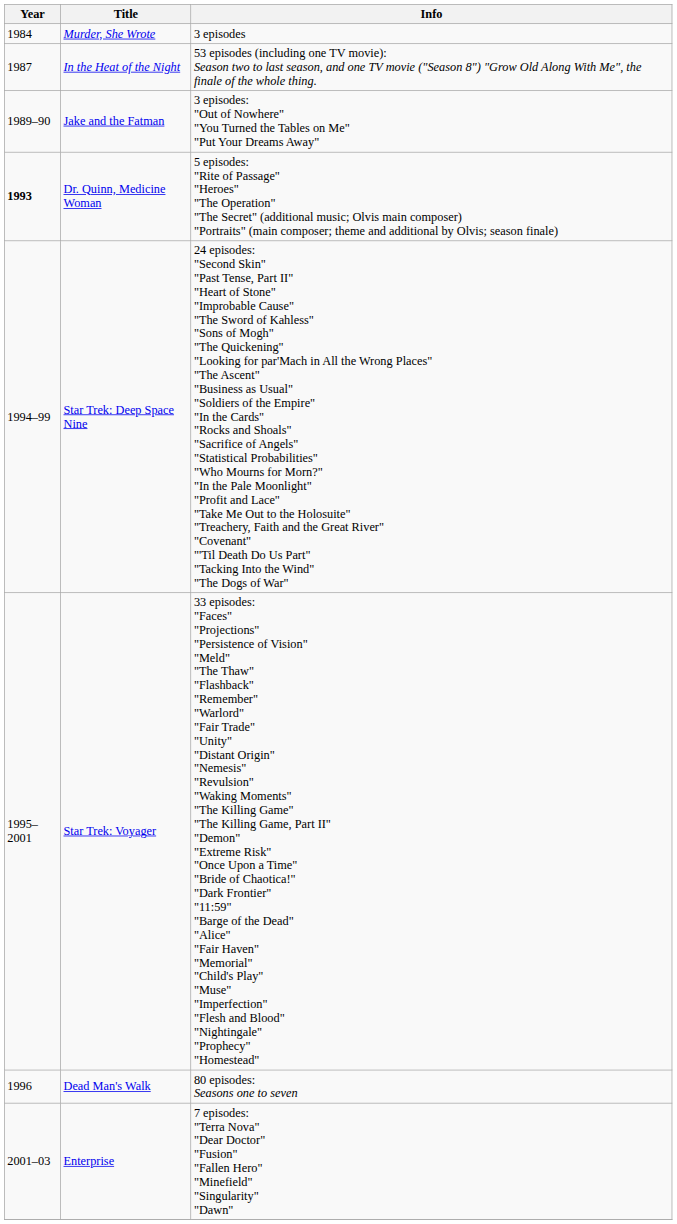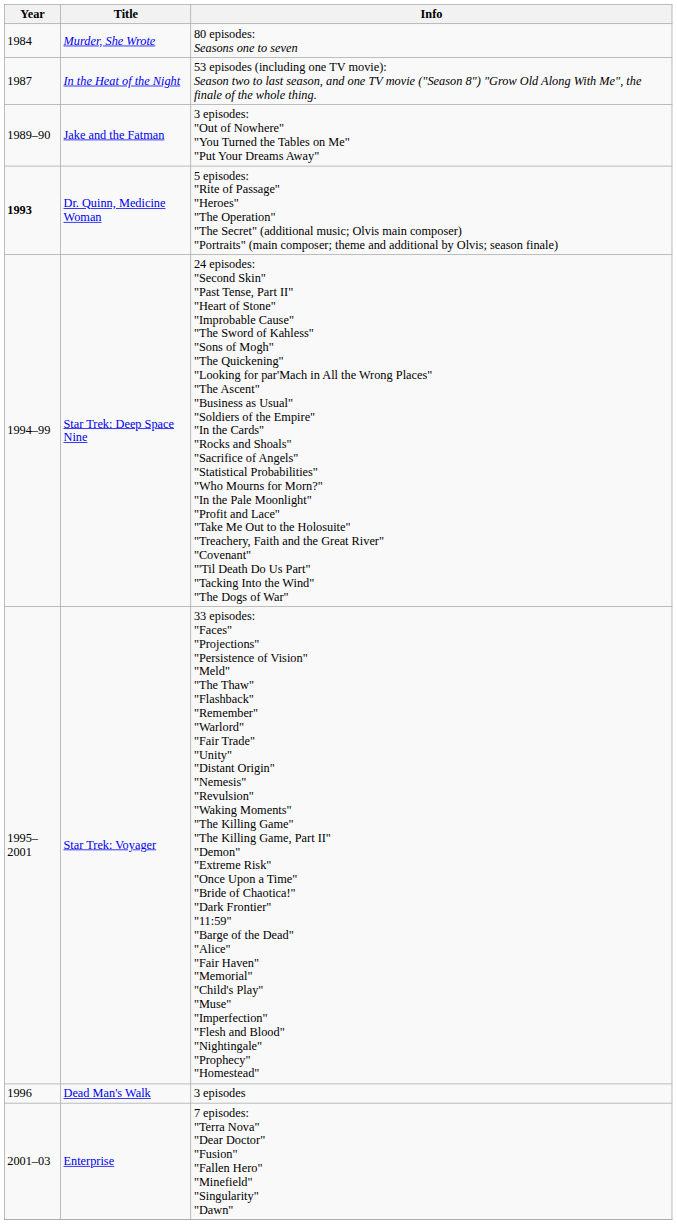(220, 33) 3 episodes -> (246, 40) 80 episodes: Seasons one to seven
(246, 1086) 80 episodes: Seasons one to seven -> (220, 1093) 3 episodes
